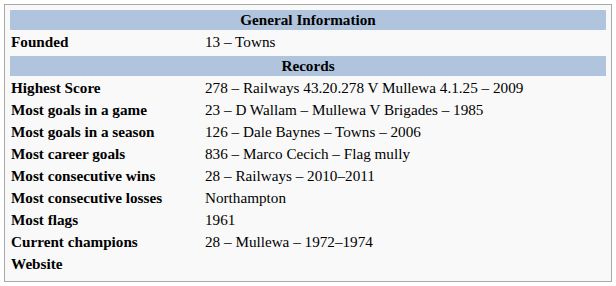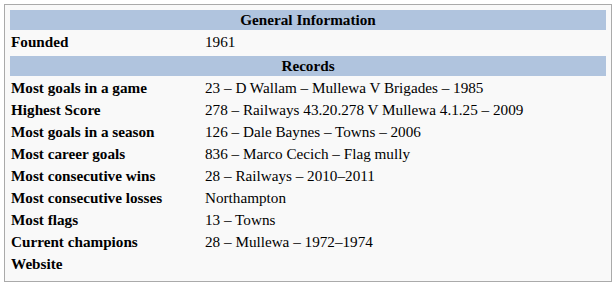(240, 42) 13 – Towns -> (220, 42) 1961
rows swapped: (56, 88) <-> (79, 110)
(220, 220) 1961 -> (240, 220) 13 – Towns
